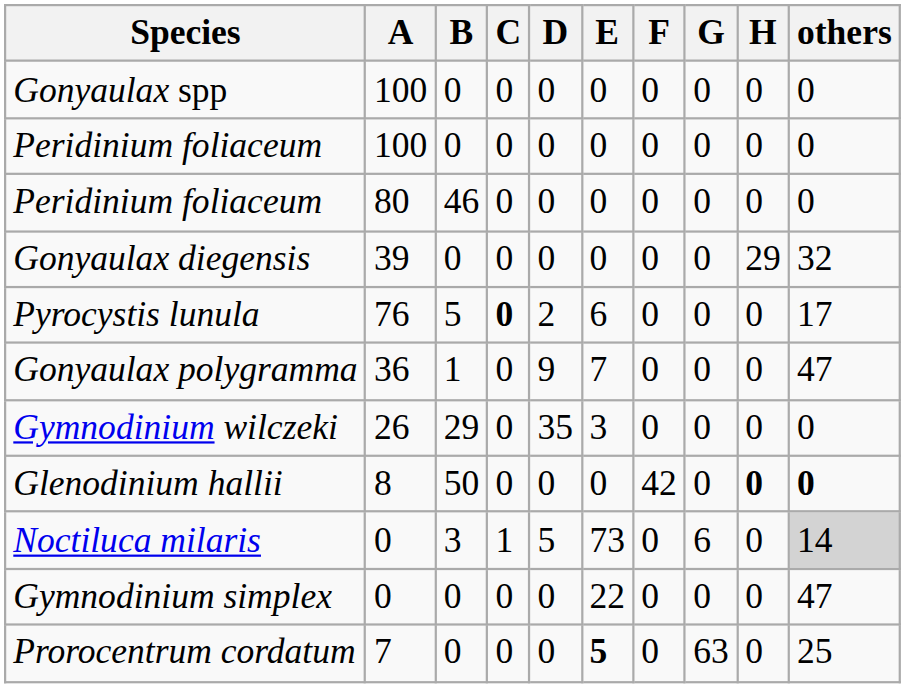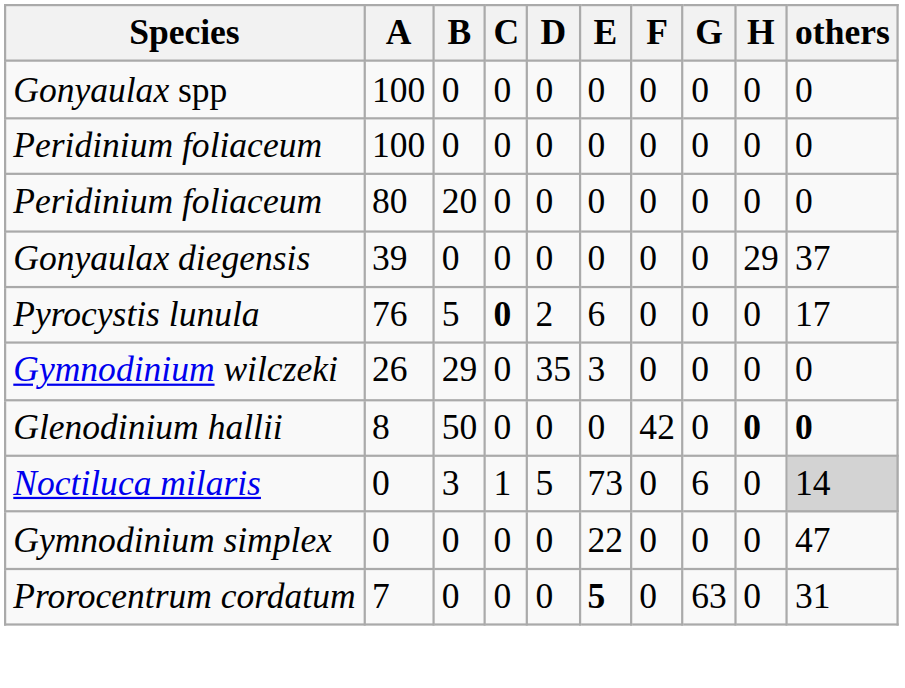(461, 201) 46 -> (459, 201) 20
(815, 257) 32 -> (813, 257) 37
- row: (185, 370)
(815, 652) 25 -> (813, 595) 31
